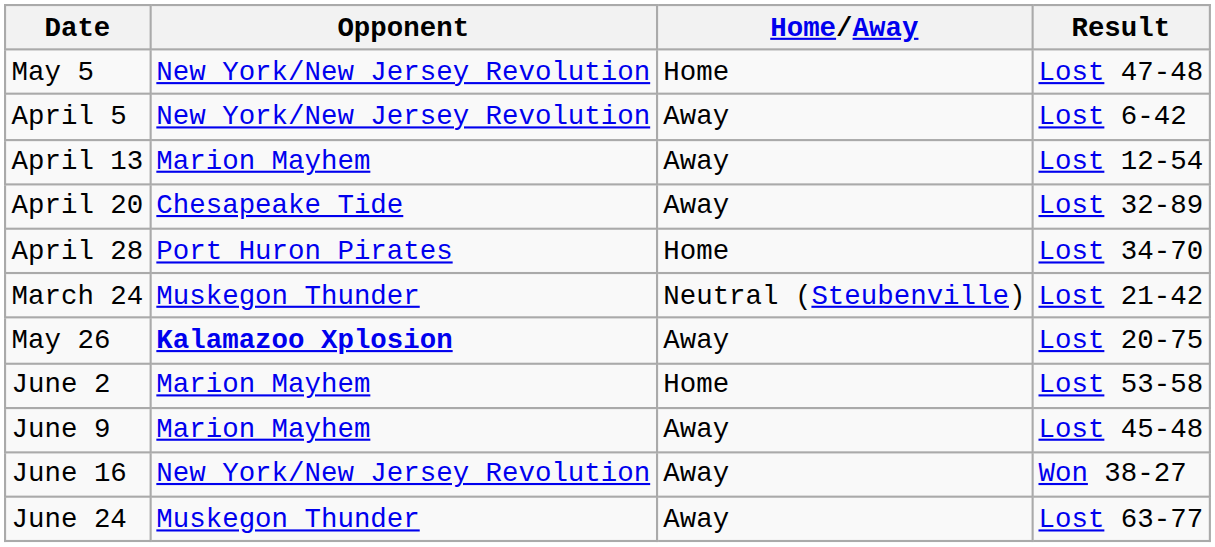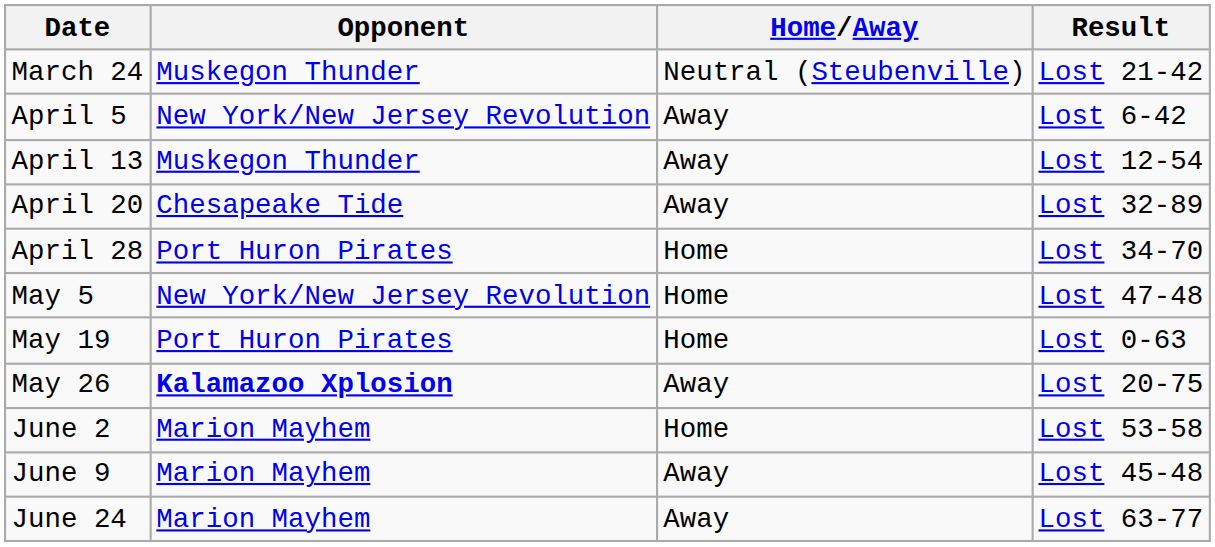rows swapped: (77, 296) <-> (53, 72)
(263, 162) Marion Mayhem -> (288, 162) Muskegon Thunder
+ row: (61, 340)
- row: (69, 474)
(288, 519) Muskegon Thunder -> (263, 519) Marion Mayhem
